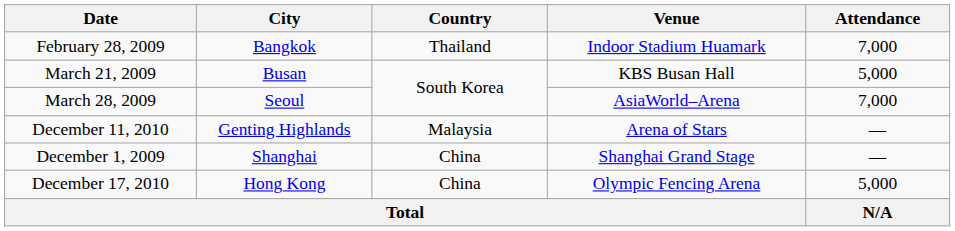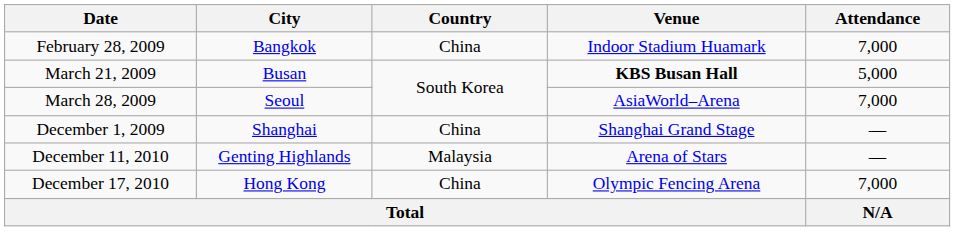(460, 45) Thailand -> (460, 45) China
(677, 73) normal -> (677, 73) bold
rows swapped: (101, 156) <-> (101, 128)
(878, 184) 5,000 -> (878, 184) 7,000
